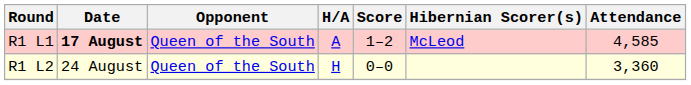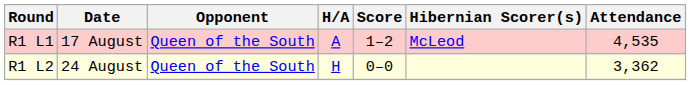(102, 42) bold -> (102, 42) normal
(636, 42) 4,585 -> (636, 42) 4,535
(636, 67) 3,360 -> (636, 67) 3,362
